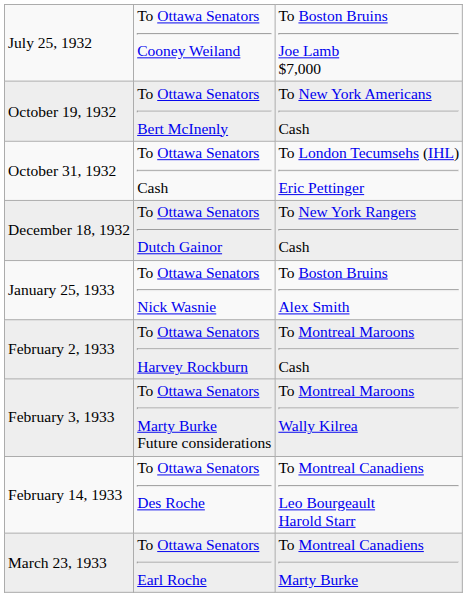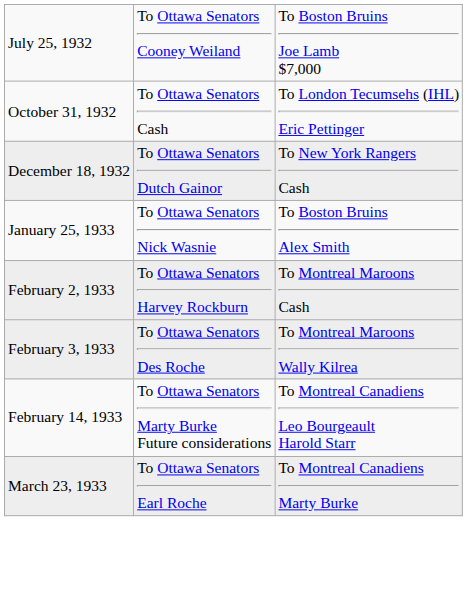- row: (62, 111)
(204, 417) To Ottawa Senators Marty Burke Future considerations -> (204, 349) To Ottawa Senators Des Roche
(204, 485) To Ottawa Senators Des Roche -> (204, 417) To Ottawa Senators Marty Burke Future considerations
